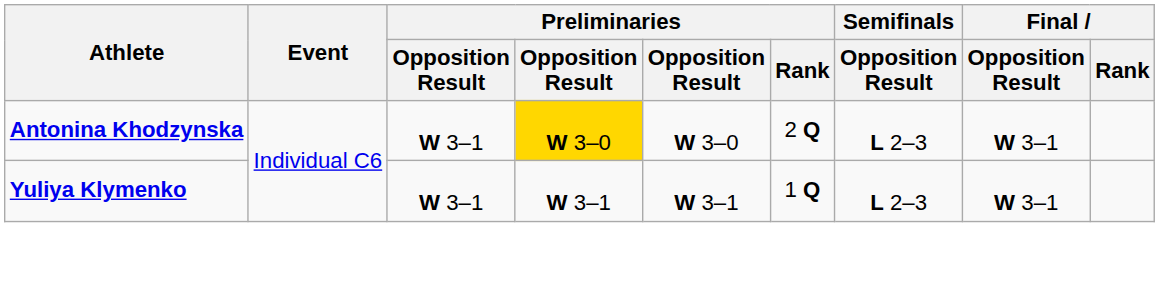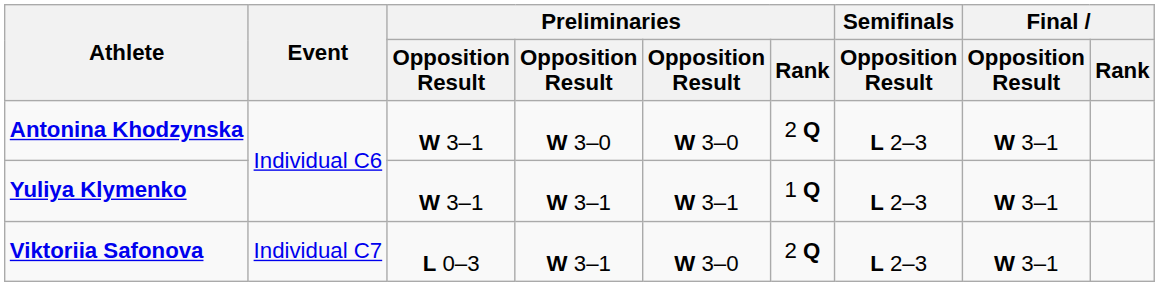(579, 142) gold background -> (579, 142) no background
+ row: (107, 250)
